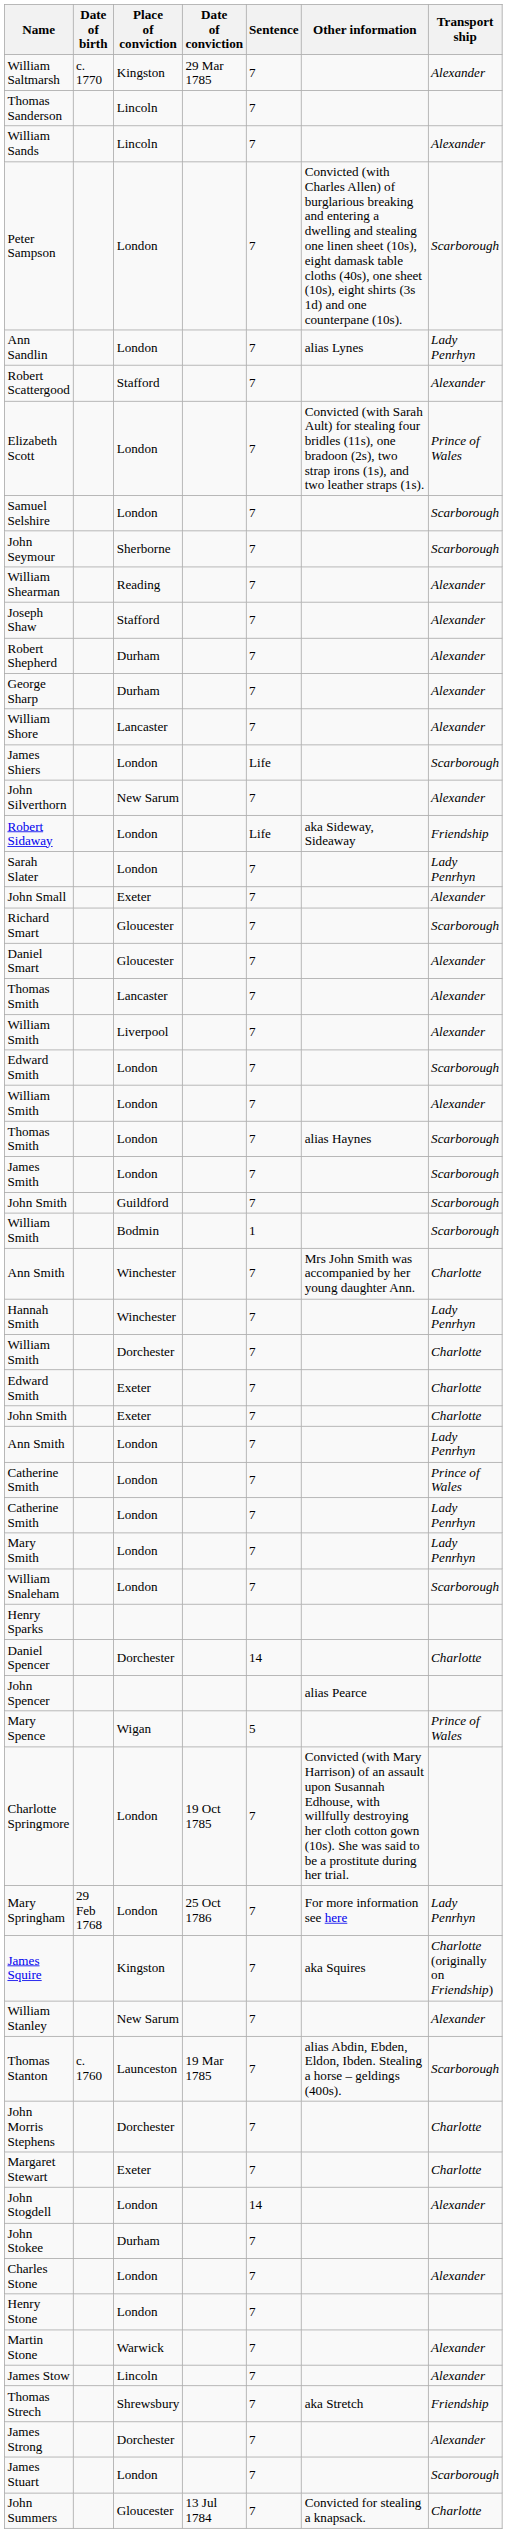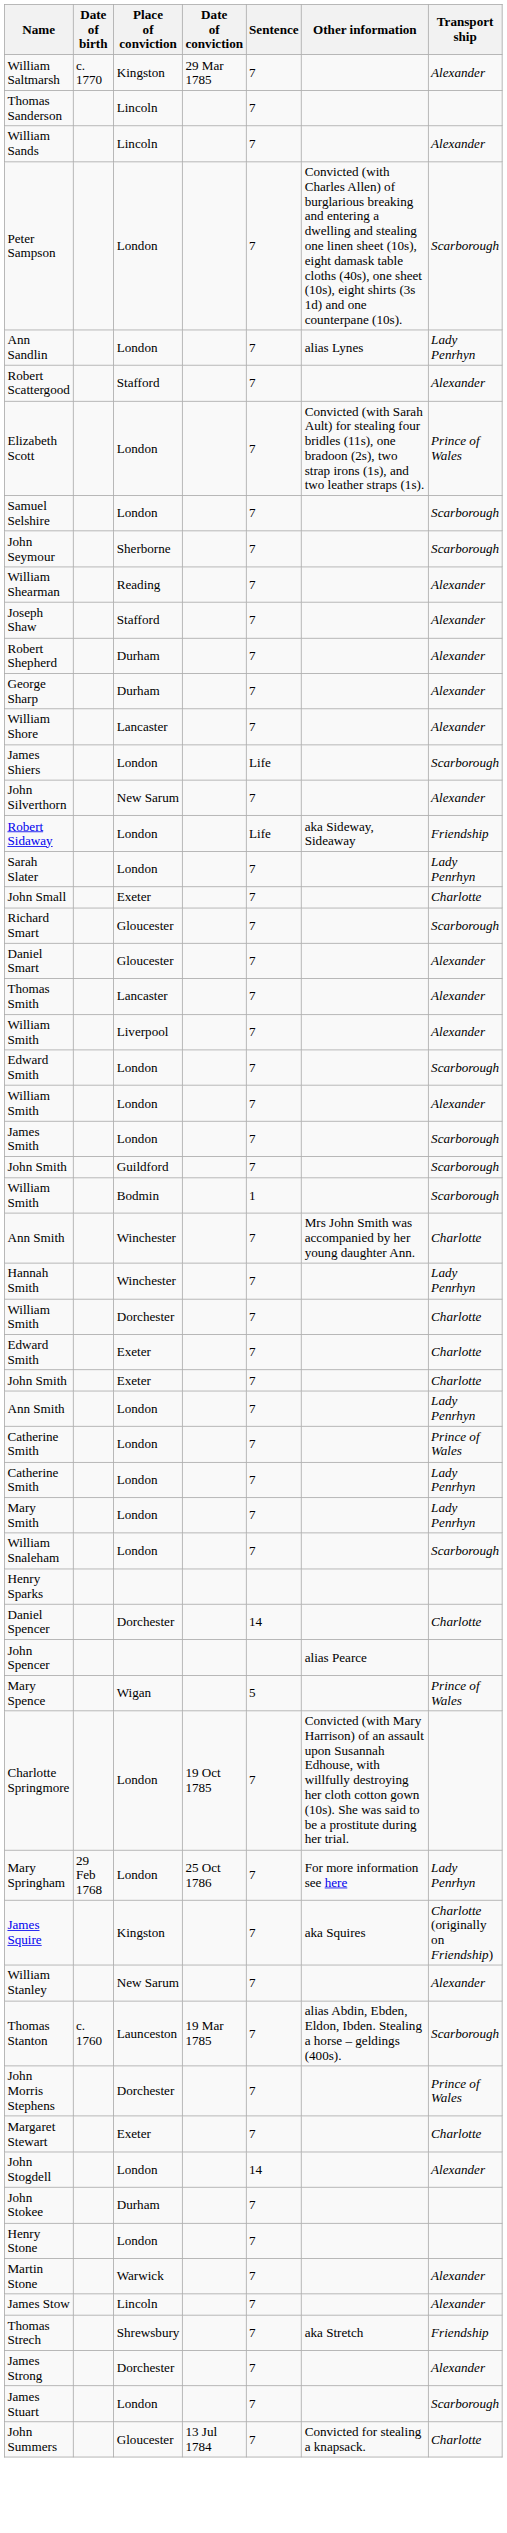(458, 897) Alexander -> (456, 897) Charlotte
- row: (29, 1138)
(456, 2126) Charlotte -> (455, 2091) Prince of Wales
- row: (27, 2276)
